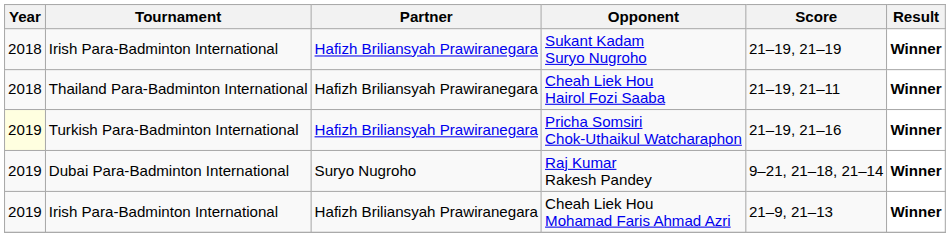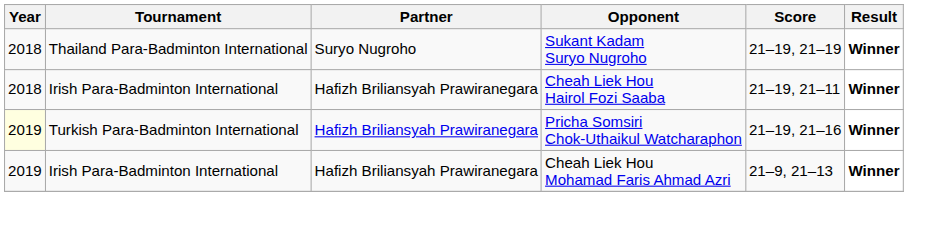(163, 49) Irish Para-Badminton International -> (178, 49) Thailand Para-Badminton International
(426, 49) Hafizh Briliansyah Prawiranegara -> (365, 49) Suryo Nugroho
(178, 90) Thailand Para-Badminton International -> (163, 90) Irish Para-Badminton International
- row: (598, 171)
